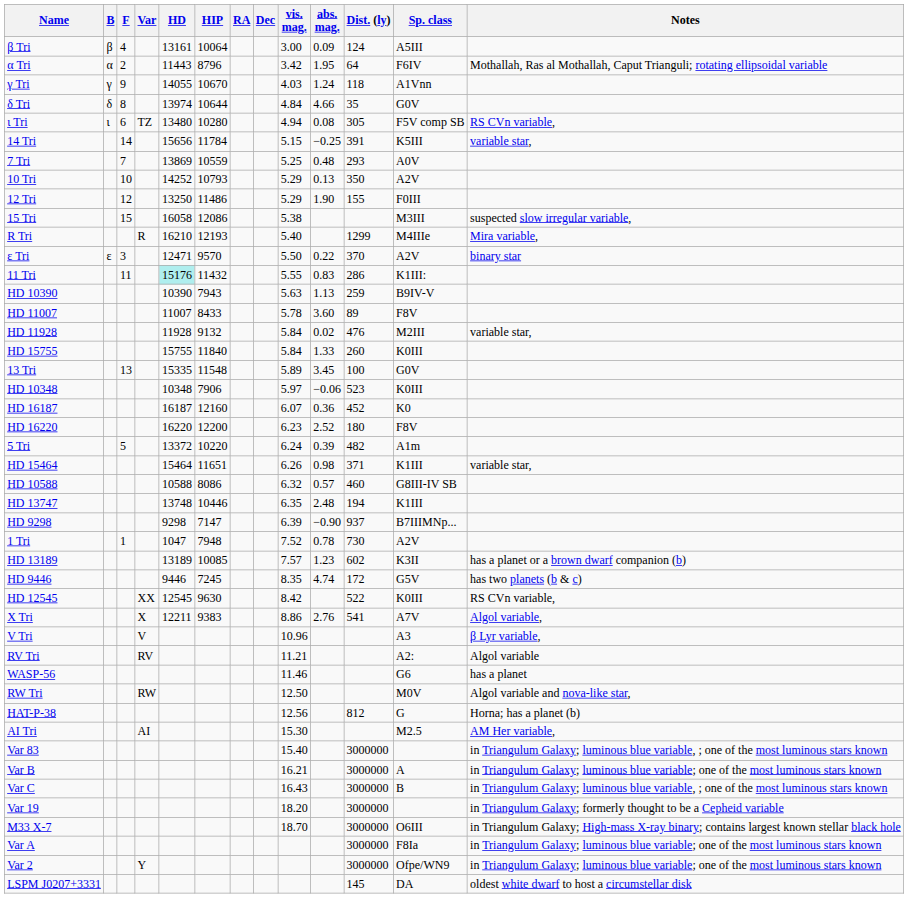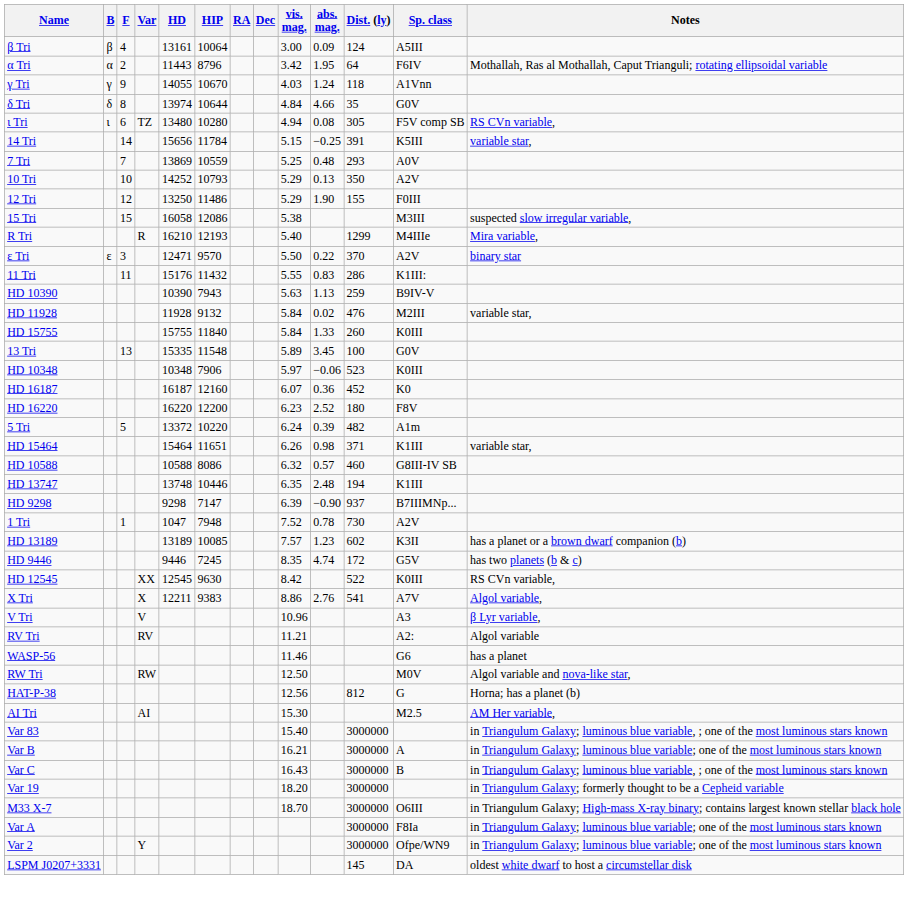(177, 274) paleturquoise background -> (177, 274) no background
- row: (32, 312)
